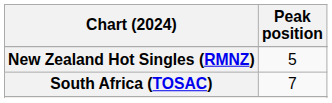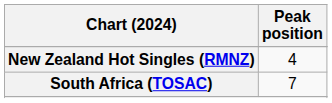(292, 59) 5 -> (292, 59) 4
